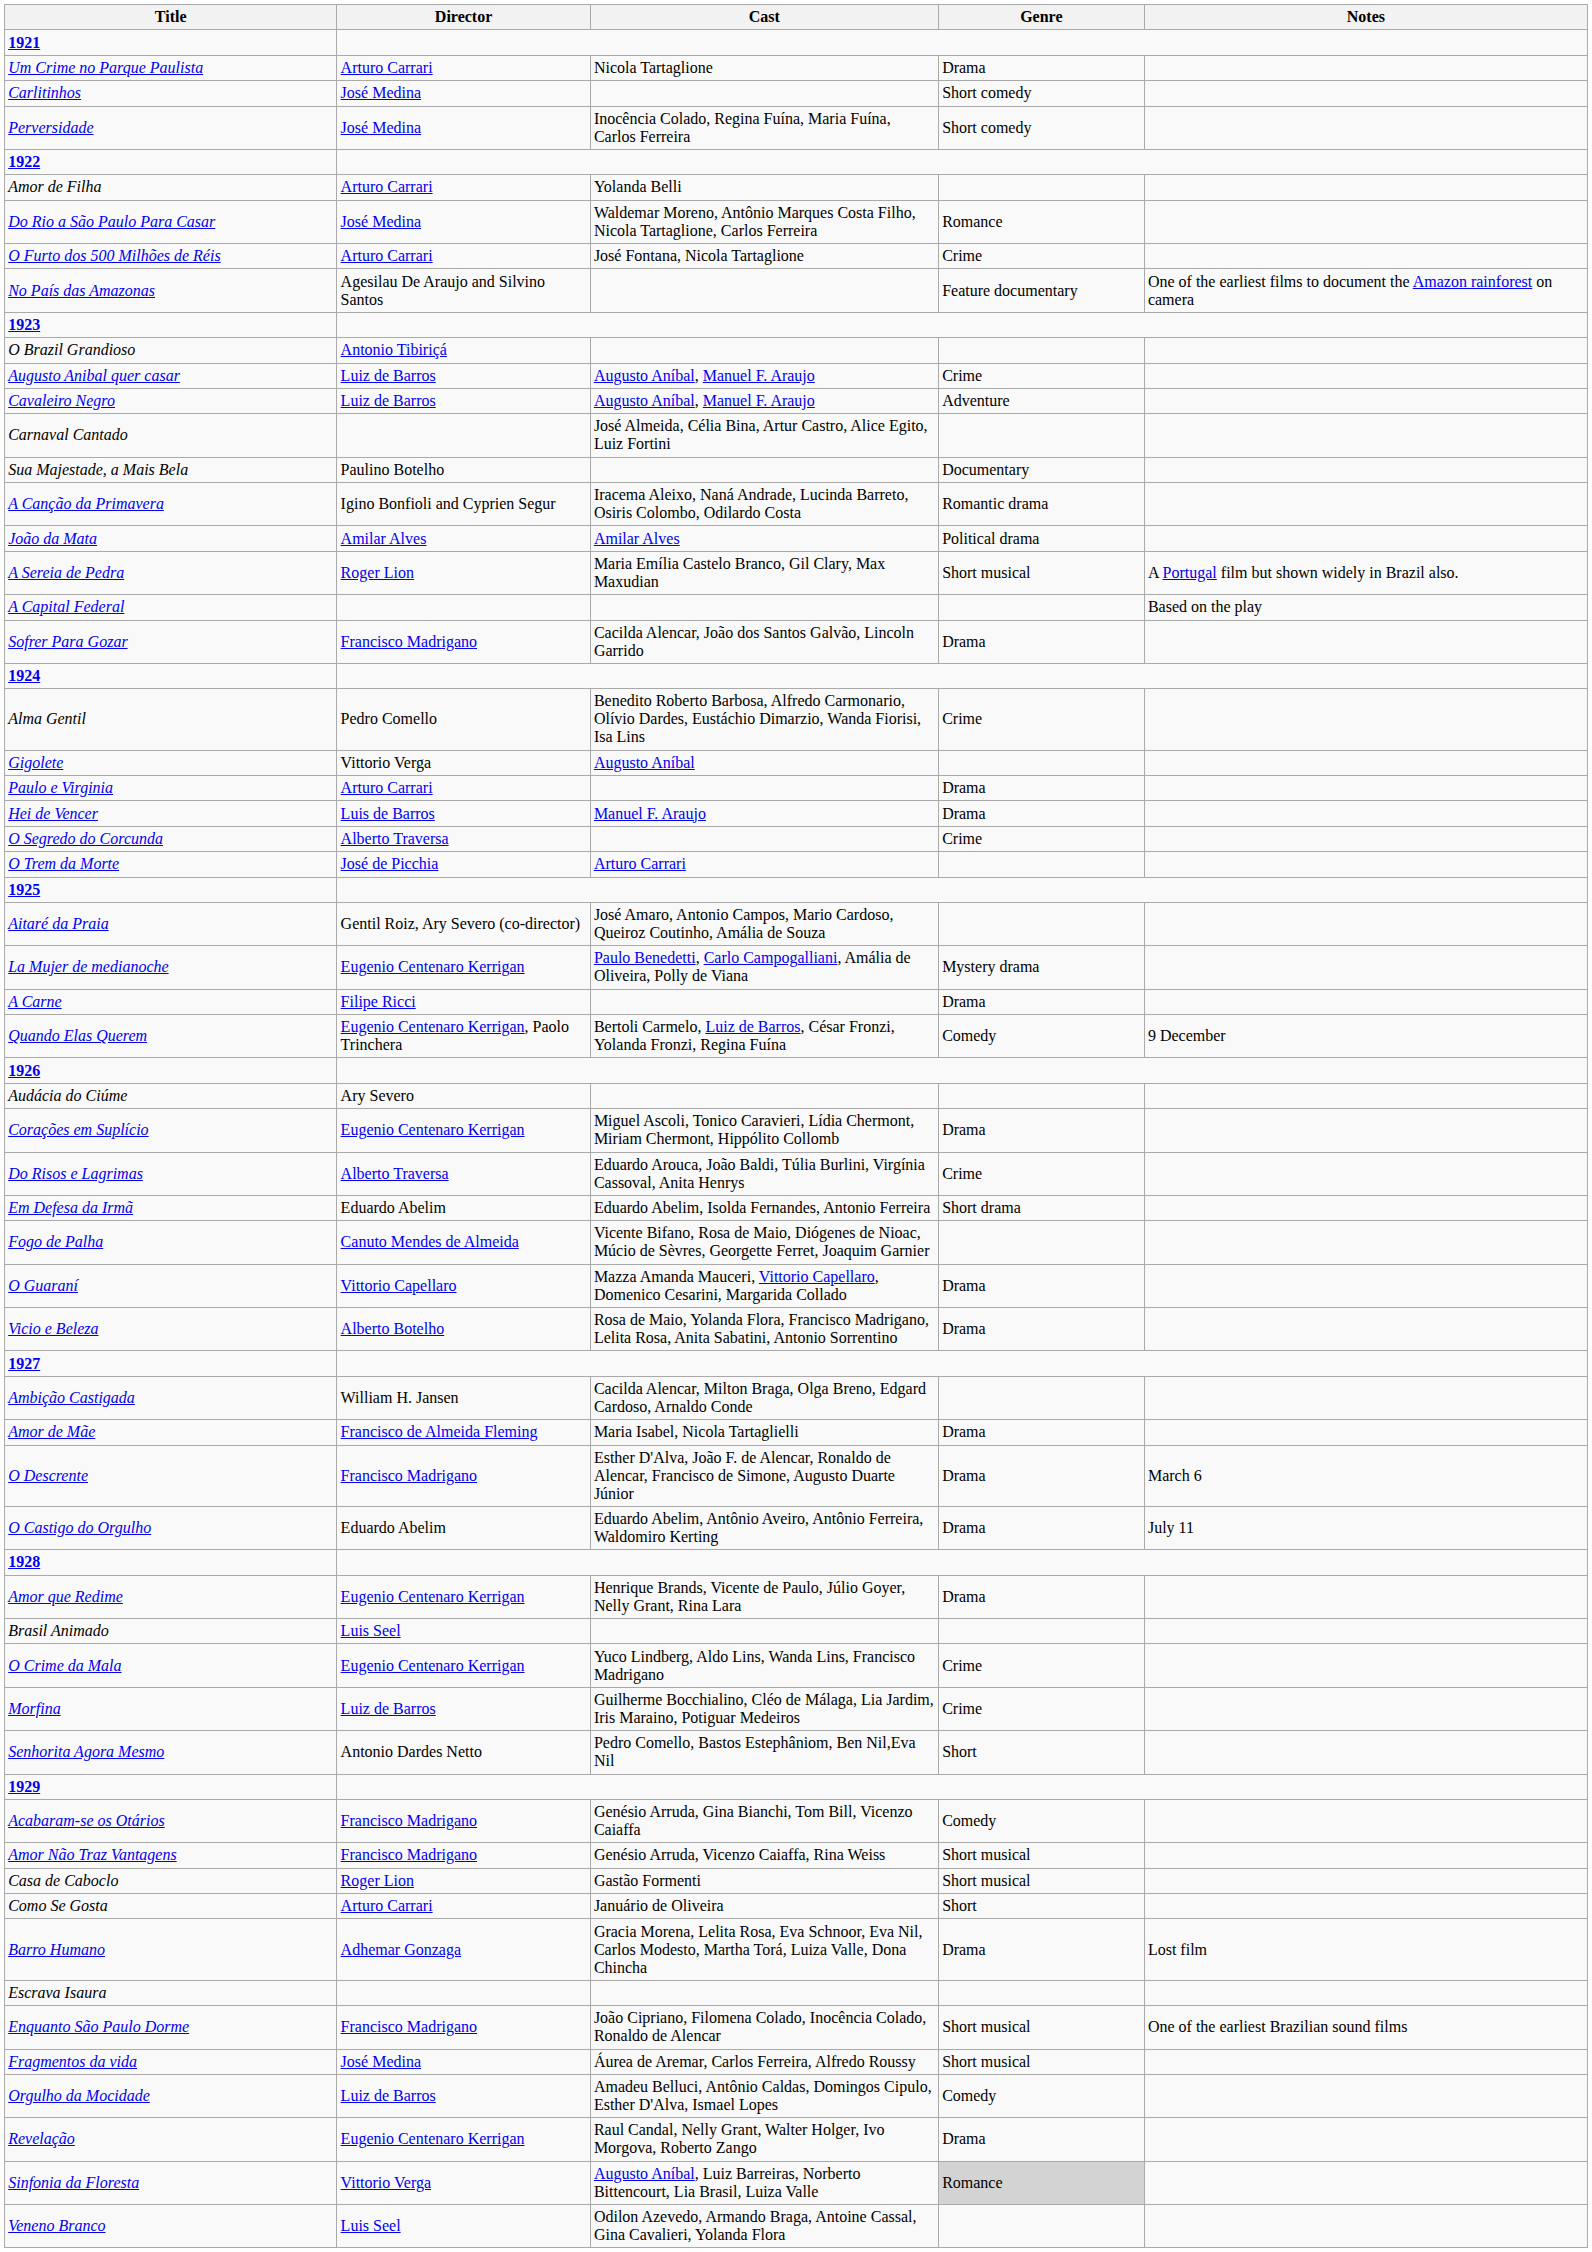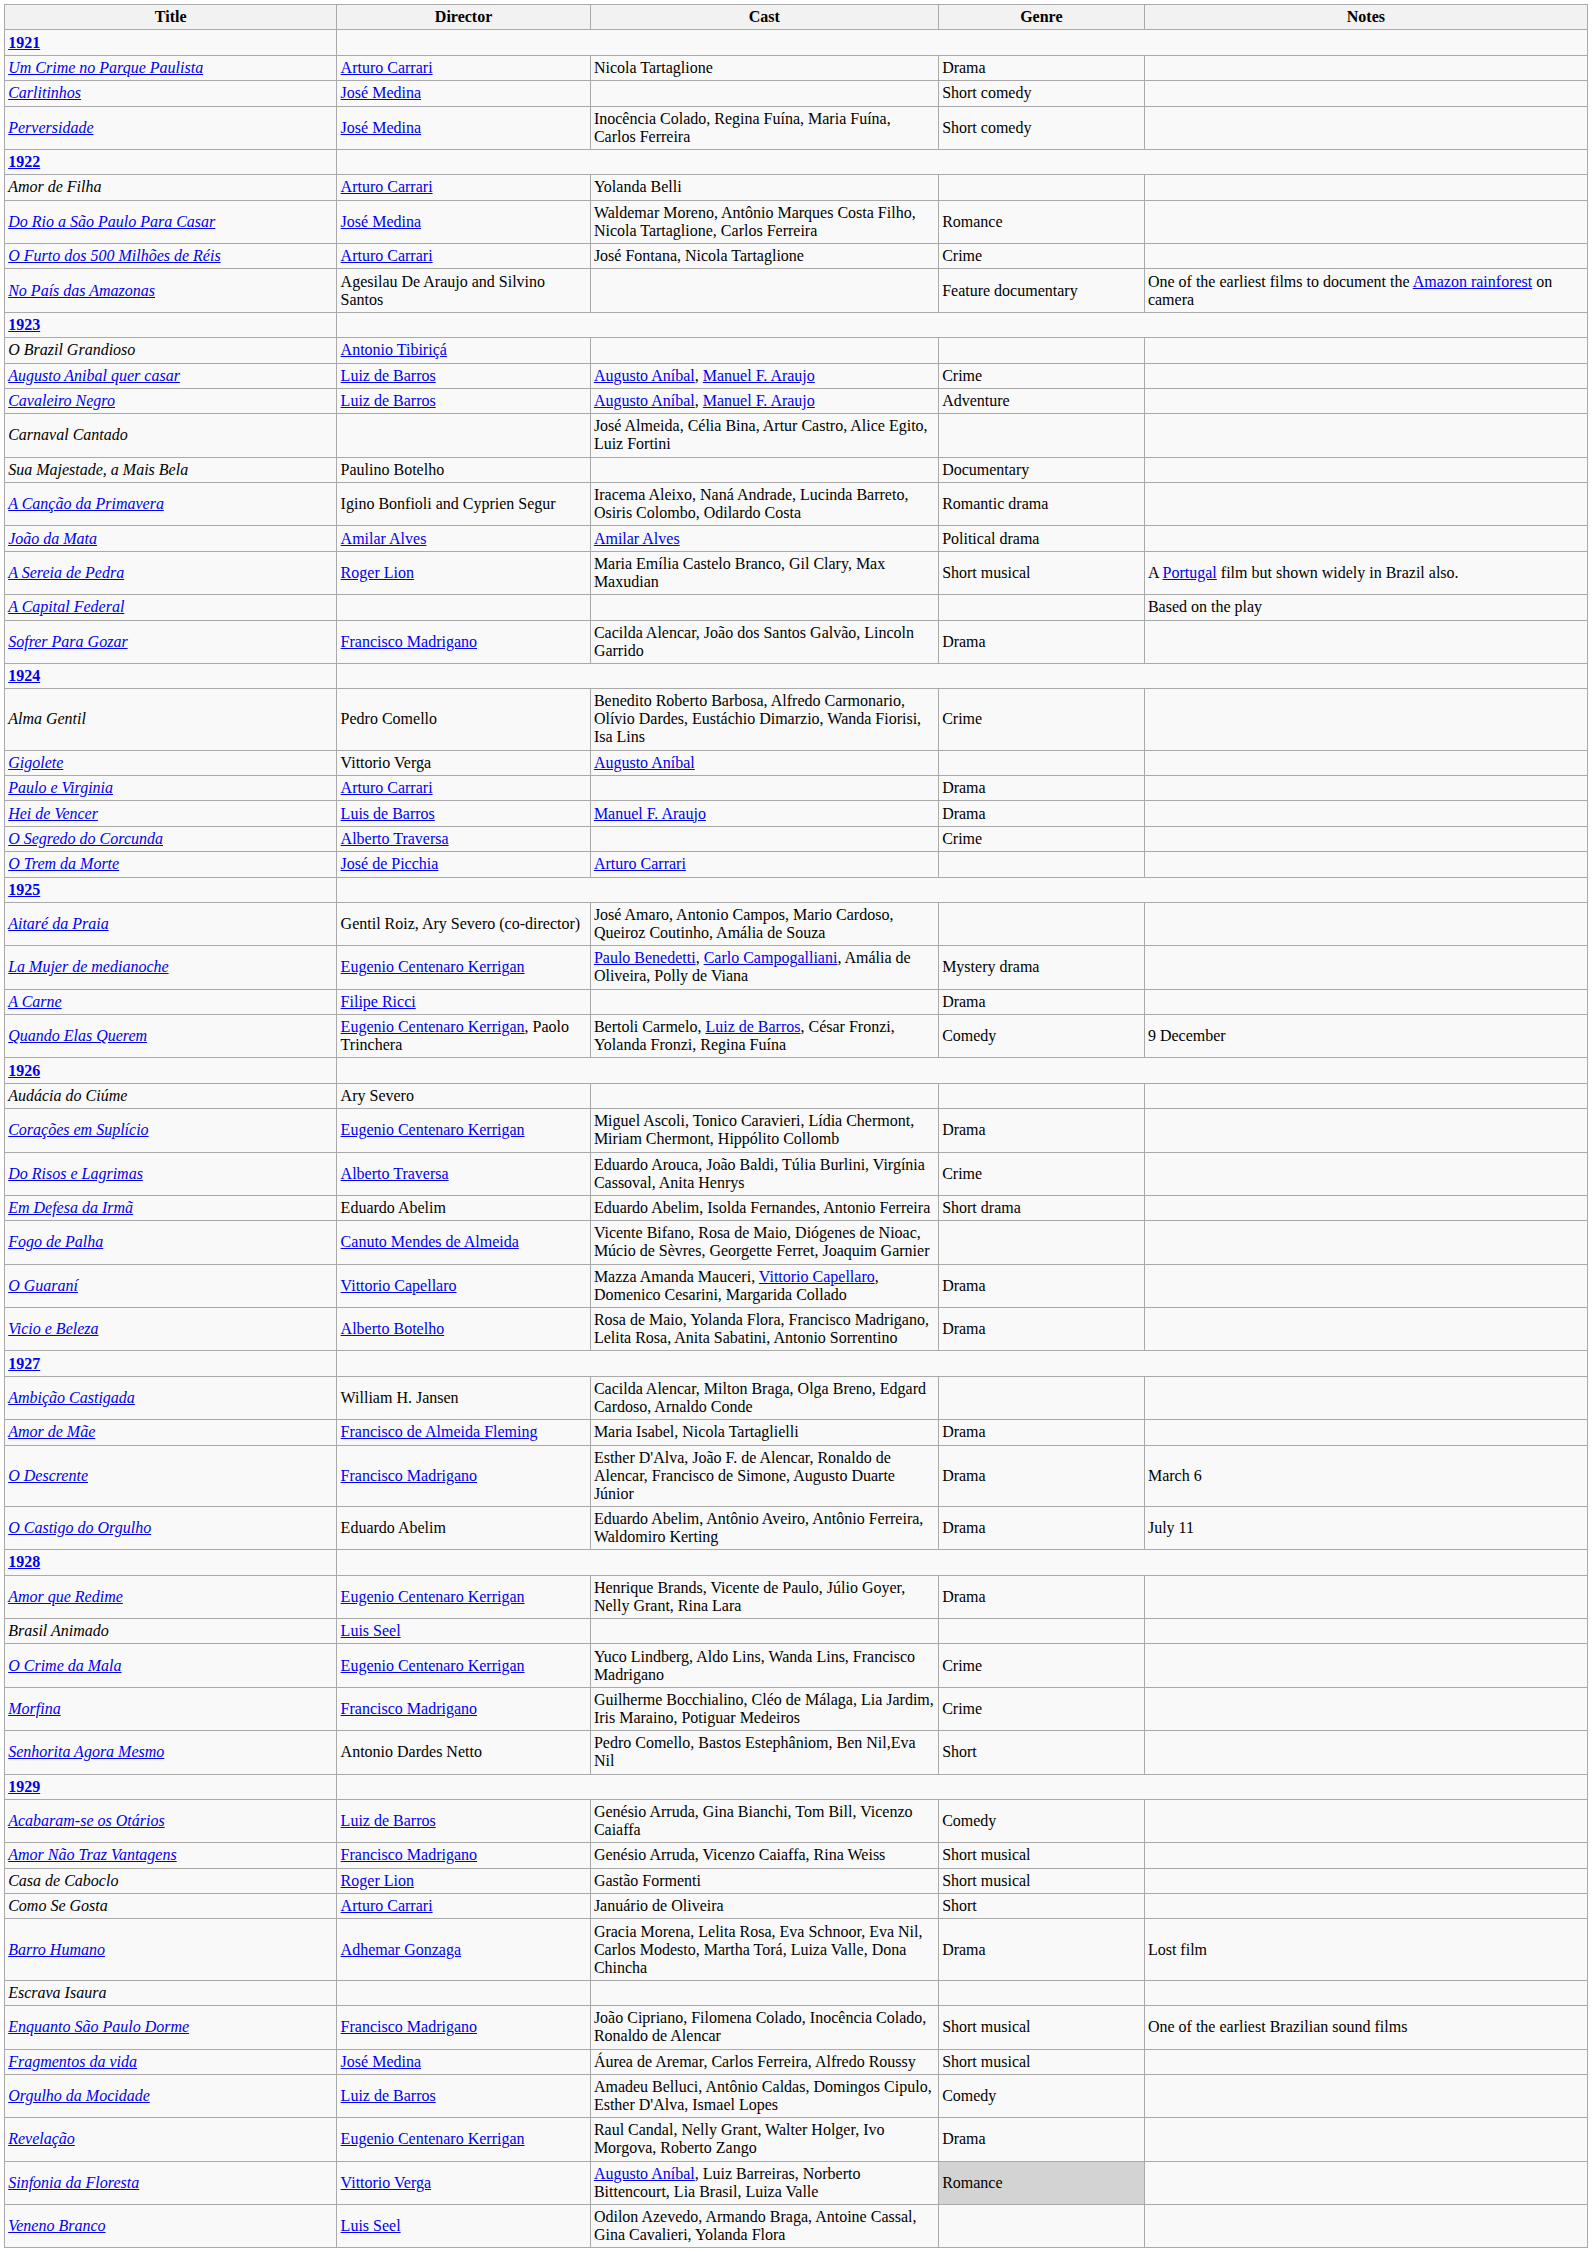(388, 1708) Luiz de Barros -> (409, 1708) Francisco Madrigano
(409, 1821) Francisco Madrigano -> (388, 1821) Luiz de Barros
